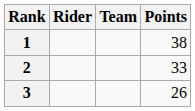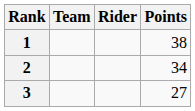columns swapped: (72, 17) <-> (118, 17)
(179, 67) 33 -> (179, 67) 34
(179, 93) 26 -> (179, 93) 27
